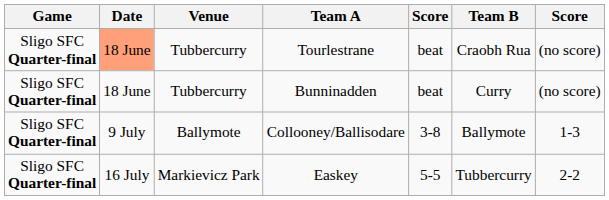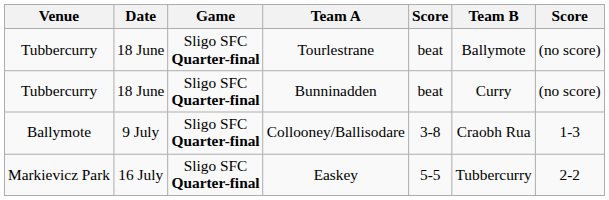columns swapped: (52, 16) <-> (209, 16)
(127, 49) lightsalmon background -> (141, 49) no background
(494, 49) Craobh Rua -> (494, 49) Ballymote
(494, 132) Ballymote -> (494, 132) Craobh Rua
